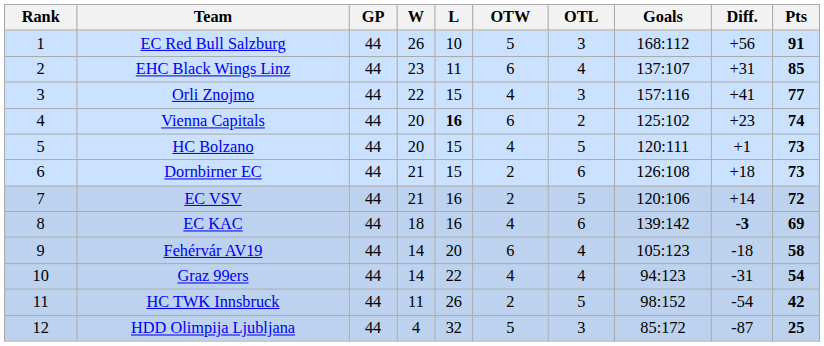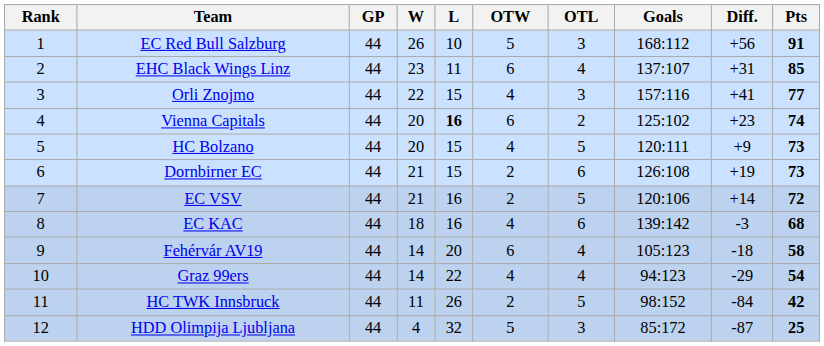(742, 146) +1 -> (742, 146) +9
(742, 172) +18 -> (742, 172) +19
(742, 224) bold -> (742, 224) normal
(796, 224) 69 -> (796, 224) 68
(742, 276) -31 -> (742, 276) -29
(742, 302) -54 -> (742, 302) -84
